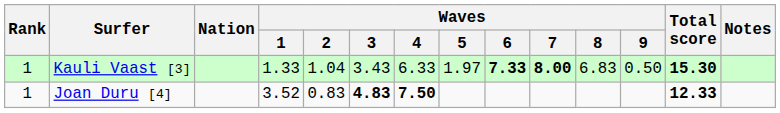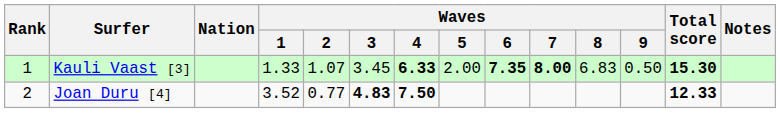(326, 69) 1.04 -> (326, 69) 1.07
(372, 69) 3.43 -> (372, 69) 3.45
(417, 69) normal -> (417, 69) bold
(462, 69) 1.97 -> (462, 69) 2.00
(507, 69) 7.33 -> (507, 69) 7.35
(27, 94) 1 -> (27, 94) 2
(326, 94) 0.83 -> (326, 94) 0.77
